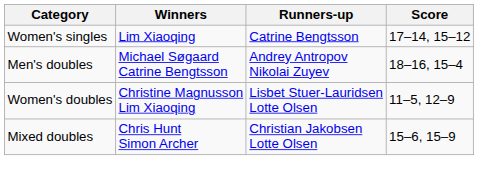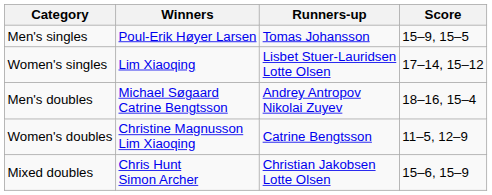+ row: (47, 36)
(304, 36) Catrine Bengtsson -> (329, 64) Lisbet Stuer-Lauridsen Lotte Olsen
(316, 100) Lisbet Stuer-Lauridsen Lotte Olsen -> (317, 136) Catrine Bengtsson
